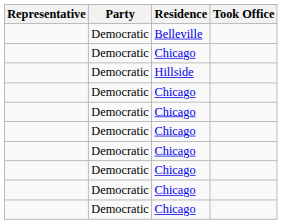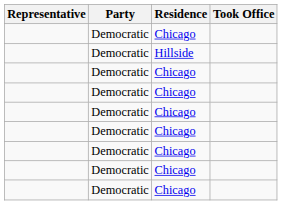- row: (46, 34)
